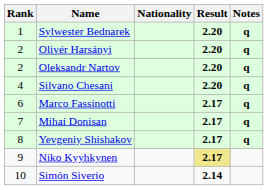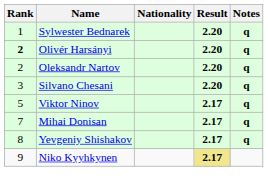(20, 49) normal -> (20, 49) bold
(20, 85) 4 -> (20, 85) 3
+ row: (69, 103)
- row: (77, 103)
- row: (71, 175)
